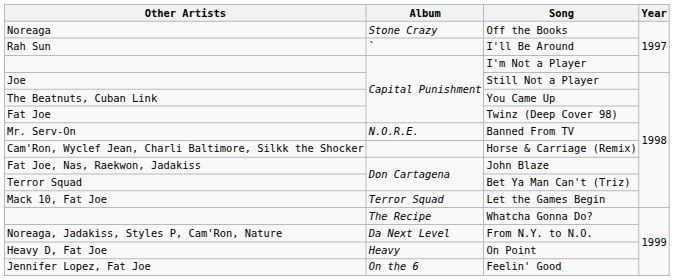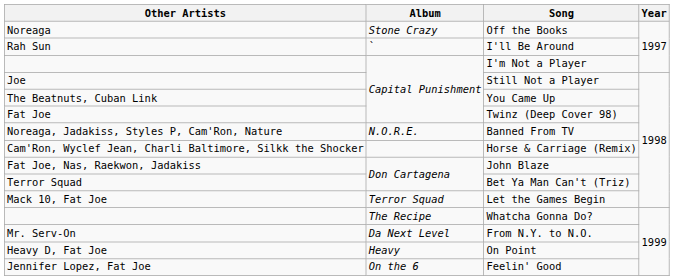(41, 132) Mr. Serv-On -> (145, 132) Noreaga, Jadakiss, Styles P, Cam'Ron, Nature
(145, 233) Noreaga, Jadakiss, Styles P, Cam'Ron, Nature -> (41, 233) Mr. Serv-On
